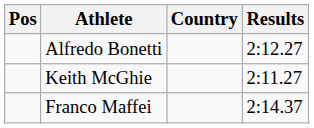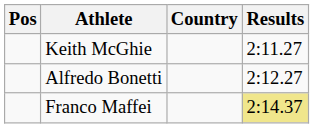rows swapped: (99, 78) <-> (104, 48)
(275, 107) no background -> (275, 107) khaki background
